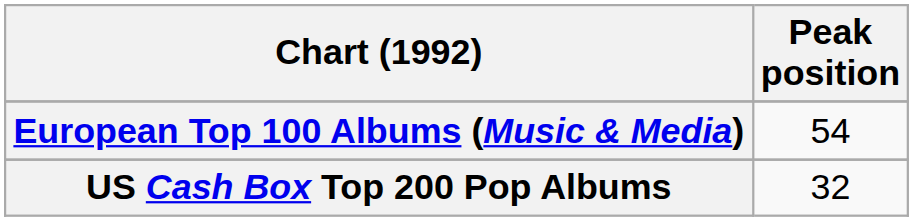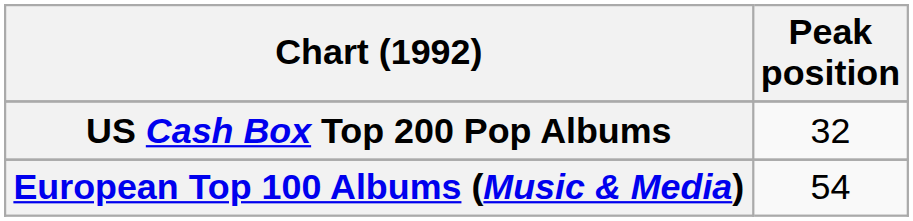rows swapped: (379, 130) <-> (379, 186)
